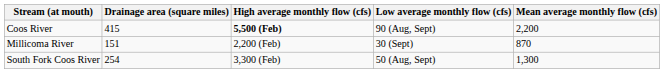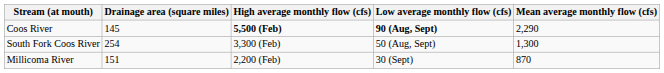(112, 28) 415 -> (112, 28) 145
(406, 28) normal -> (406, 28) bold
(527, 28) 2,200 -> (527, 28) 2,290
rows swapped: (53, 60) <-> (40, 44)
